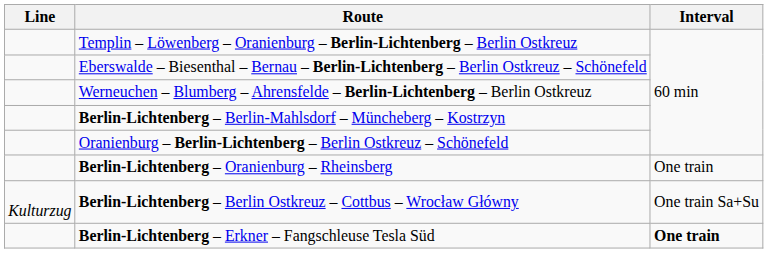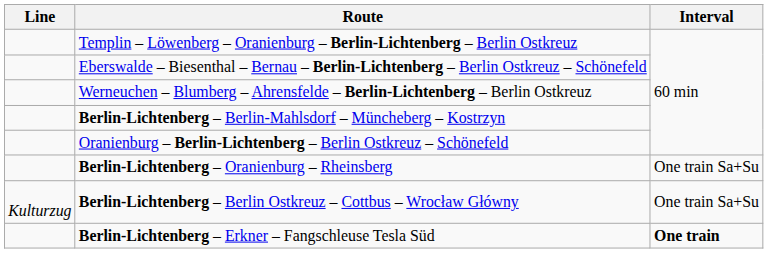(684, 167) One train -> (706, 167) One train Sa+Su
